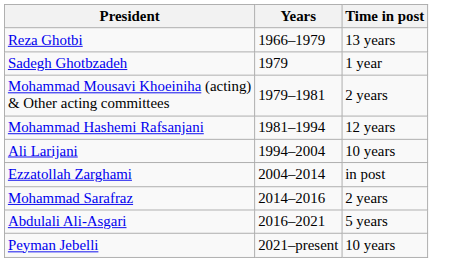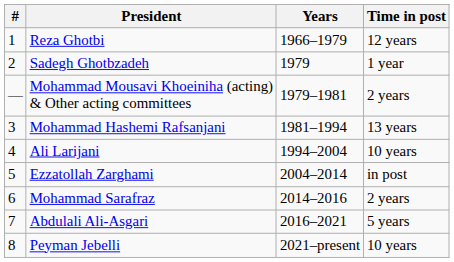+ column: (15, 16)
(370, 39) 13 years -> (392, 39) 12 years
(370, 127) 12 years -> (392, 127) 13 years
